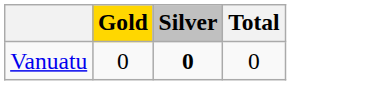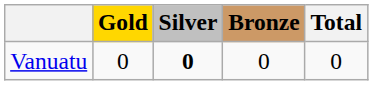+ column: (264, 23)
